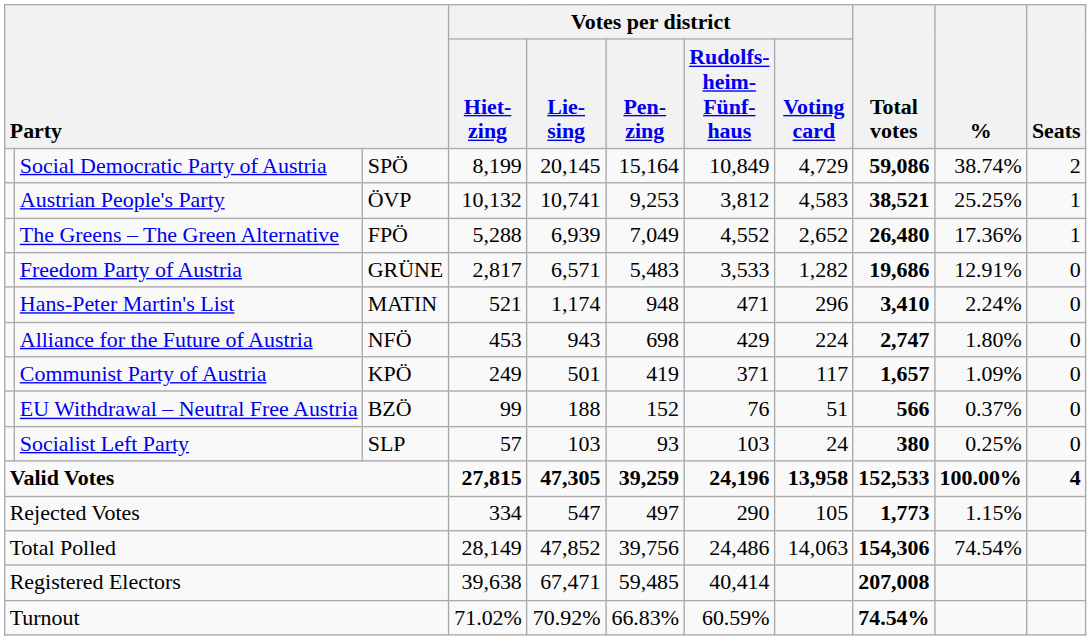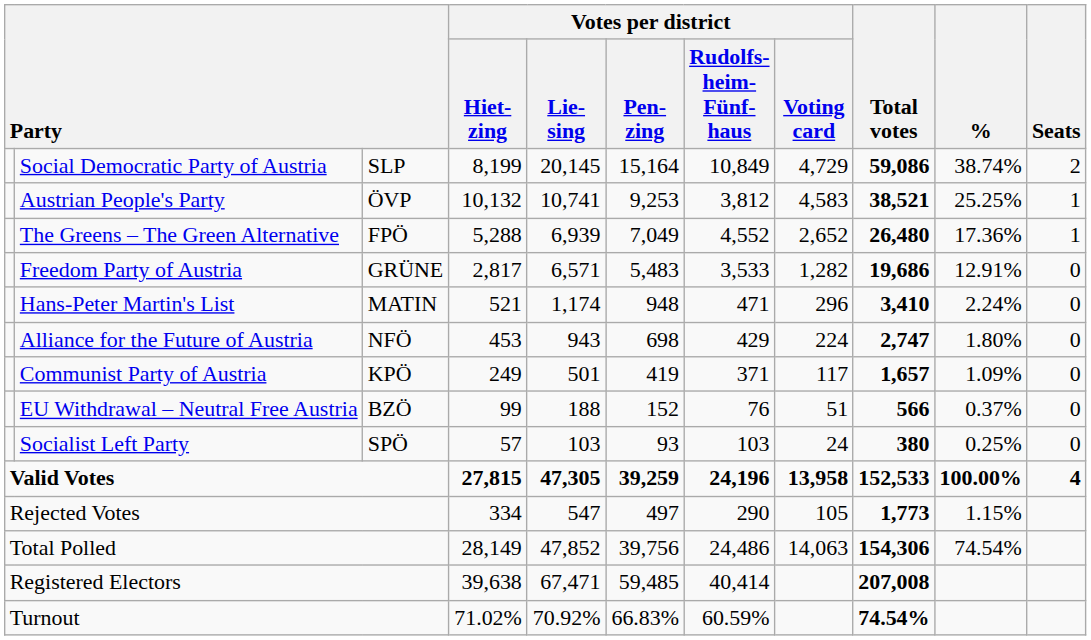(388, 165) SPÖ -> (387, 165) SLP
(387, 443) SLP -> (388, 443) SPÖ
